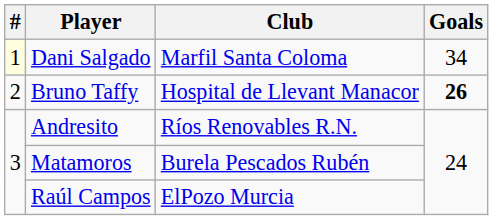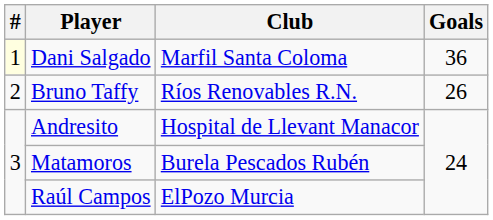(456, 57) 34 -> (456, 57) 36
(290, 92) Hospital de Llevant Manacor -> (259, 92) Ríos Renovables R.N.
(456, 92) bold -> (456, 92) normal
(259, 127) Ríos Renovables R.N. -> (290, 127) Hospital de Llevant Manacor
